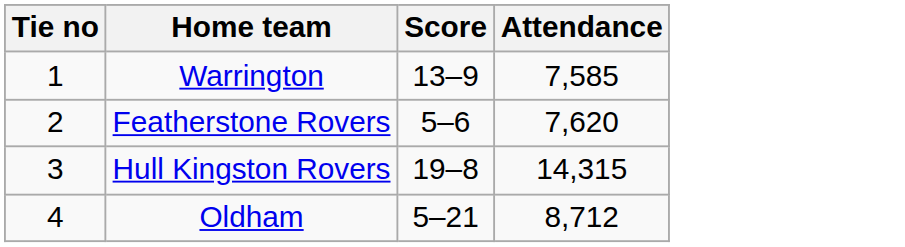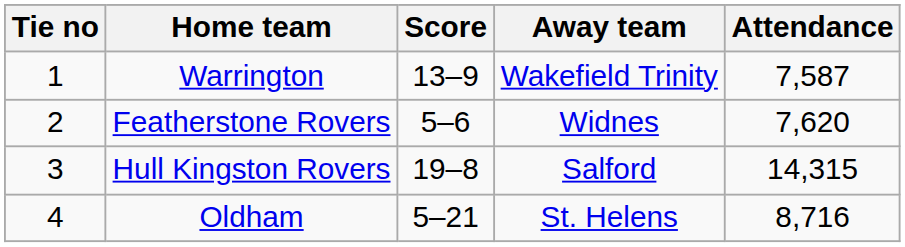+ column: (609, 28)
(582, 75) 7,585 -> (813, 75) 7,587
(582, 216) 8,712 -> (813, 216) 8,716
